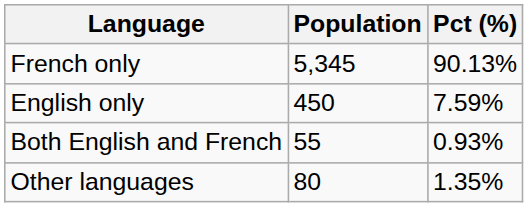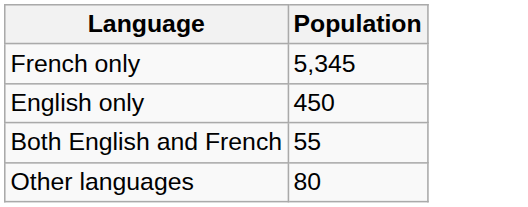- column: (475, 24)
